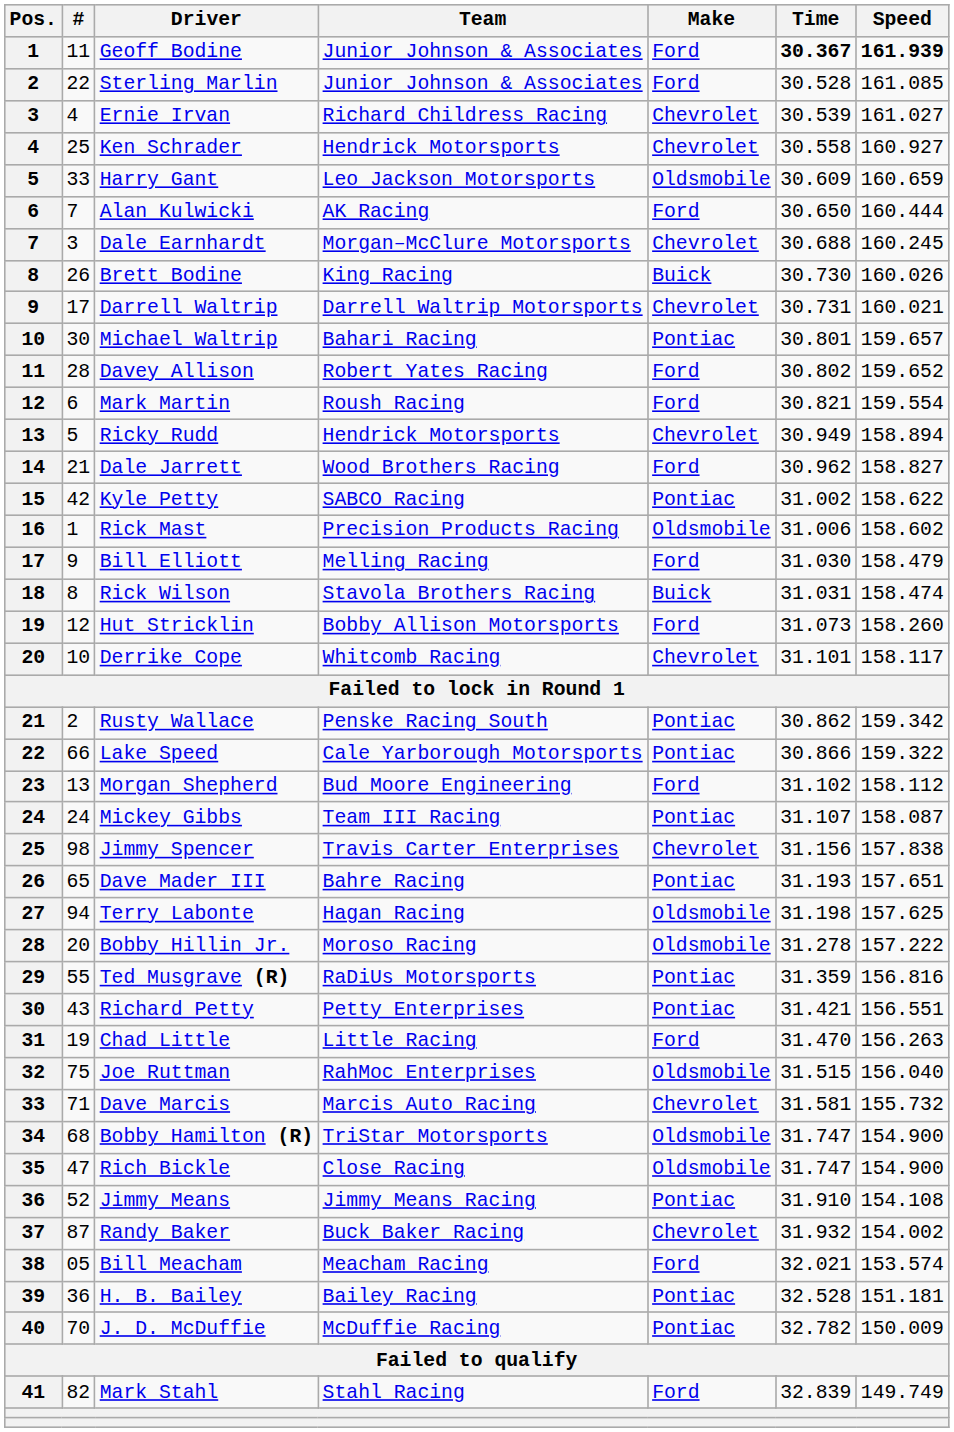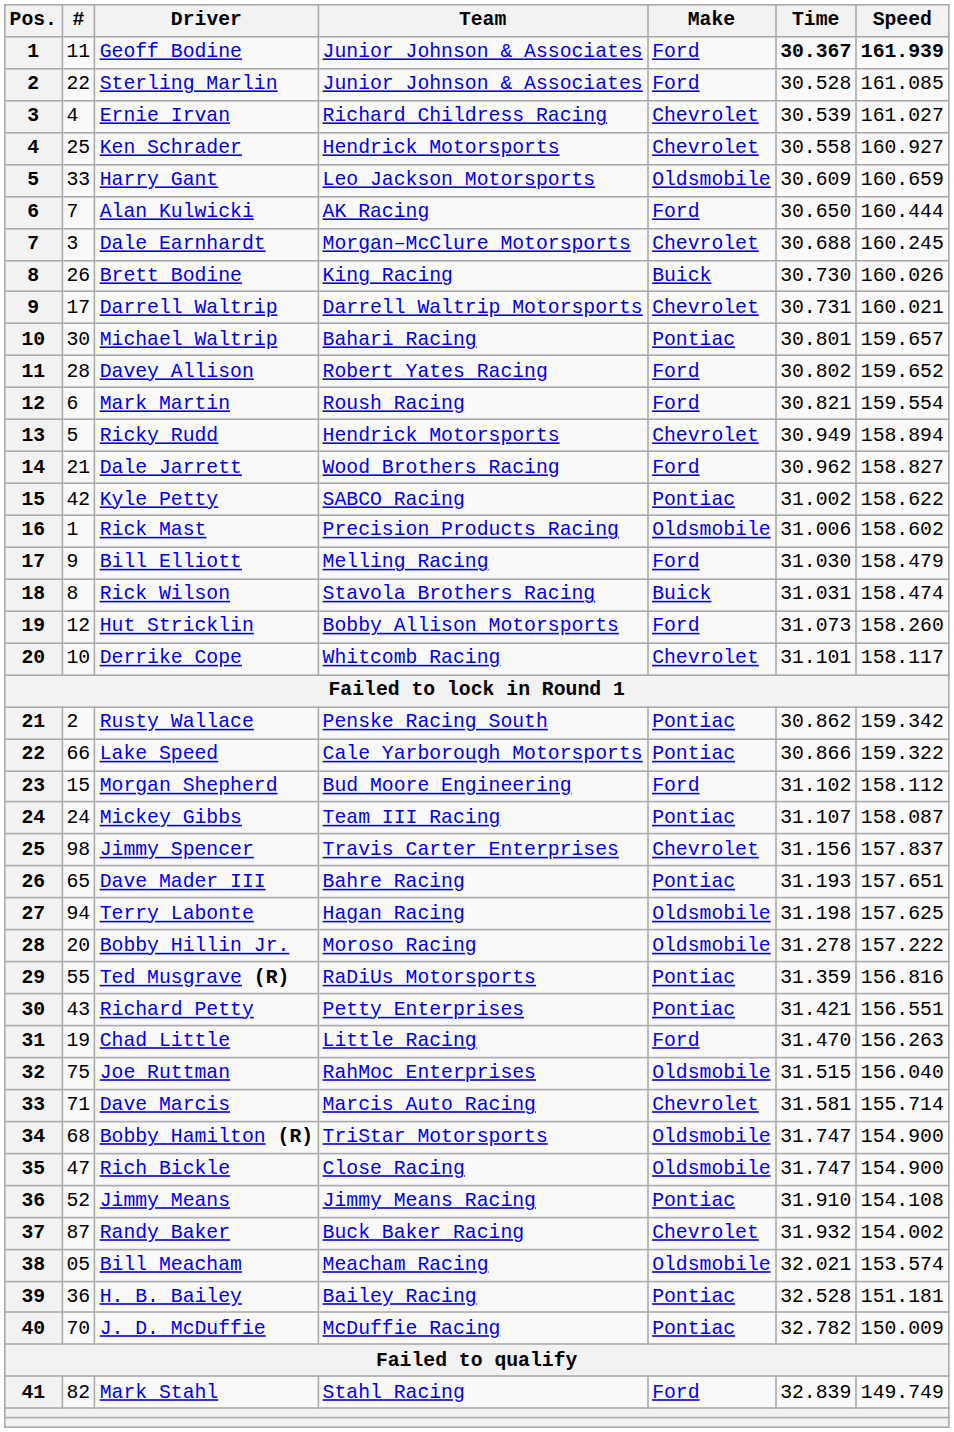(78, 787) 13 -> (78, 787) 15
(902, 850) 157.838 -> (902, 850) 157.837
(902, 1106) 155.732 -> (902, 1106) 155.714
(676, 1265) Ford -> (711, 1265) Oldsmobile
